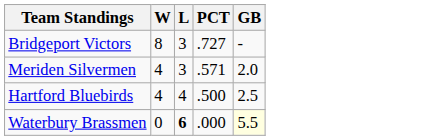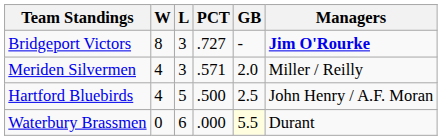+ column: (351, 17)
(182, 95) 4 -> (182, 95) 5
(182, 122) bold -> (182, 122) normal
